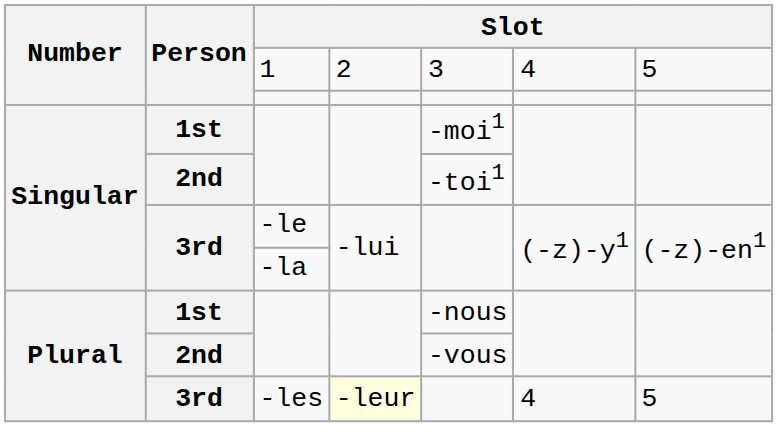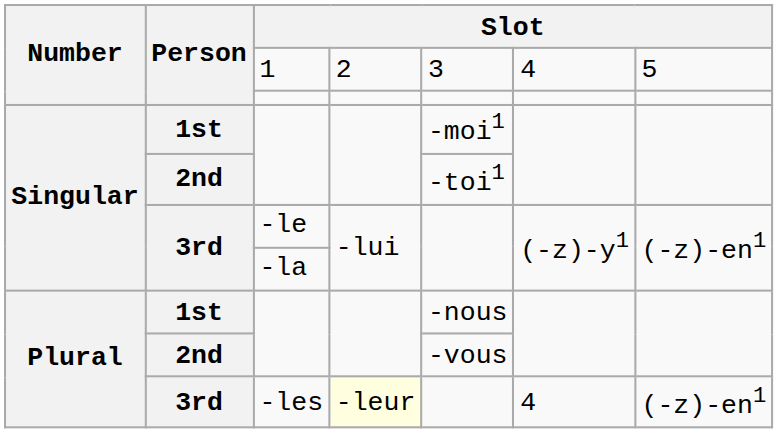(650, 399) 5 -> (704, 402) (-z)-en1
